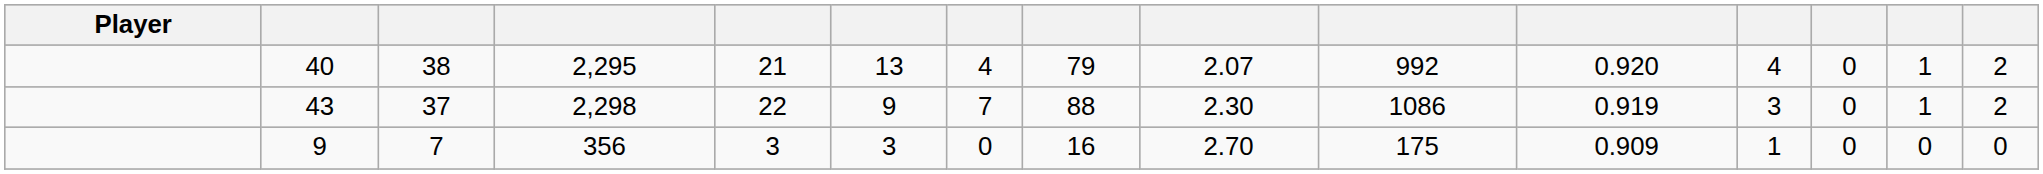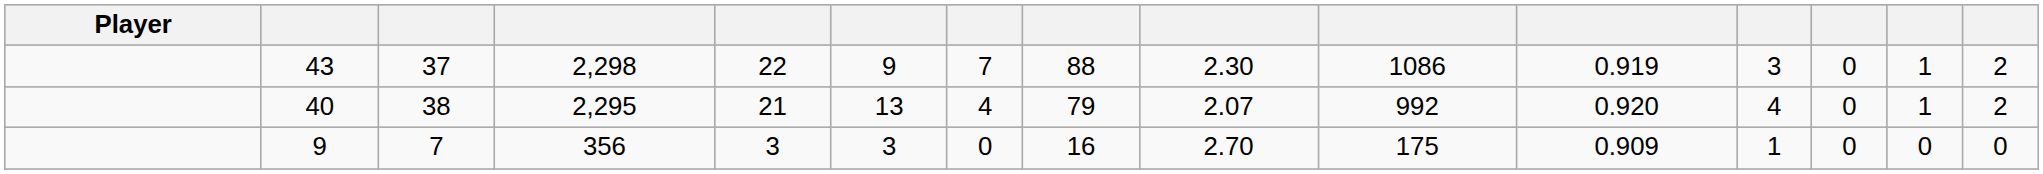rows swapped: (320, 106) <-> (320, 65)
